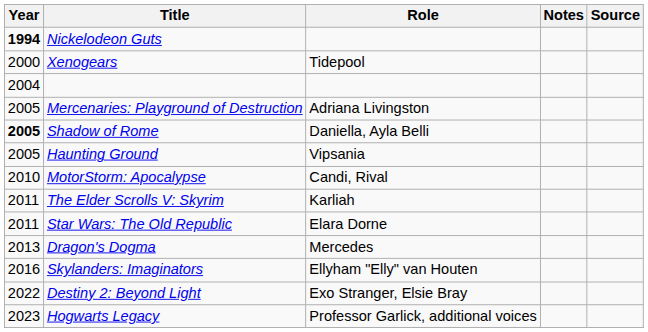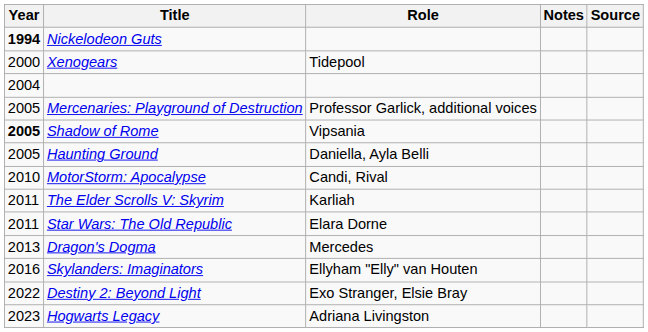(369, 108) Adriana Livingston -> (423, 108) Professor Garlick, additional voices
(369, 131) Daniella, Ayla Belli -> (337, 131) Vipsania
(337, 154) Vipsania -> (369, 154) Daniella, Ayla Belli
(423, 316) Professor Garlick, additional voices -> (369, 316) Adriana Livingston
